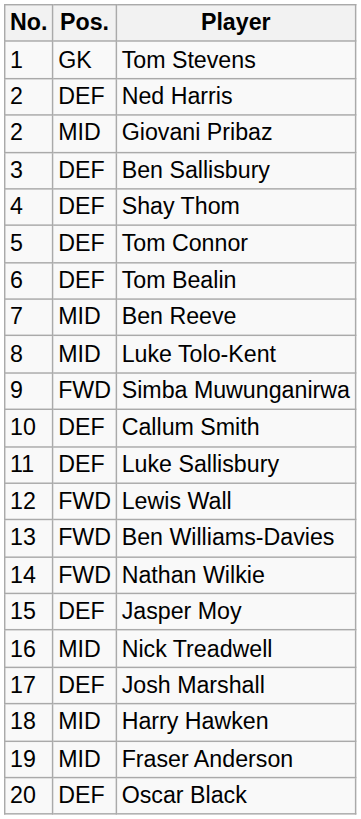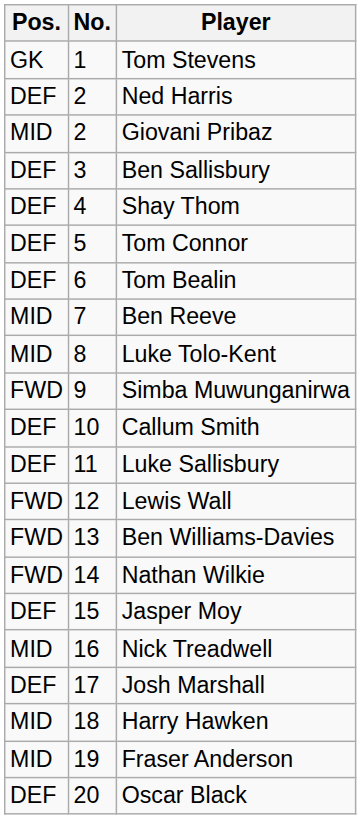columns swapped: (29, 22) <-> (85, 22)
